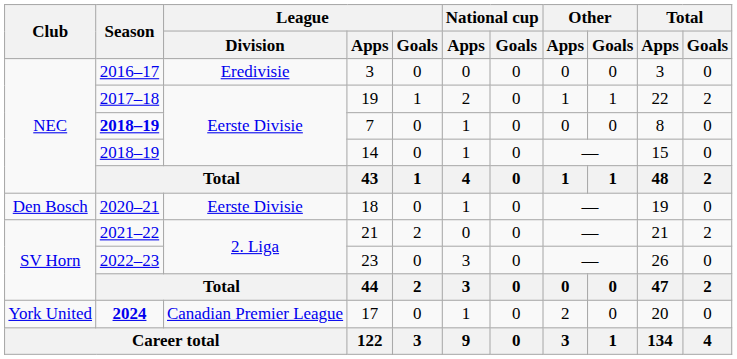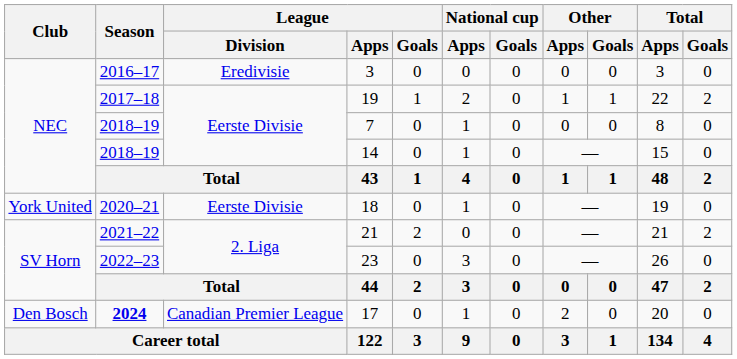(129, 125) bold -> (129, 125) normal
(50, 206) Den Bosch -> (50, 206) York United
(50, 313) York United -> (50, 313) Den Bosch
